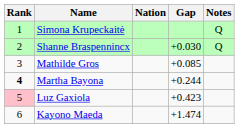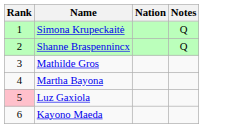- column: (186, 13)
(19, 81) bold -> (19, 81) normal
